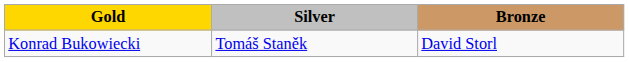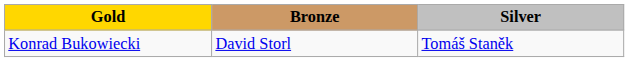columns swapped: (315, 17) <-> (521, 17)
